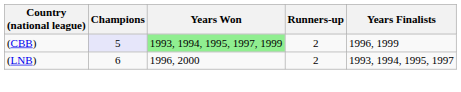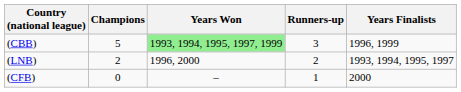(118, 43) lavender background -> (118, 43) no background
(316, 43) 2 -> (316, 43) 3
(118, 60) 6 -> (118, 60) 2
+ row: (21, 78)
